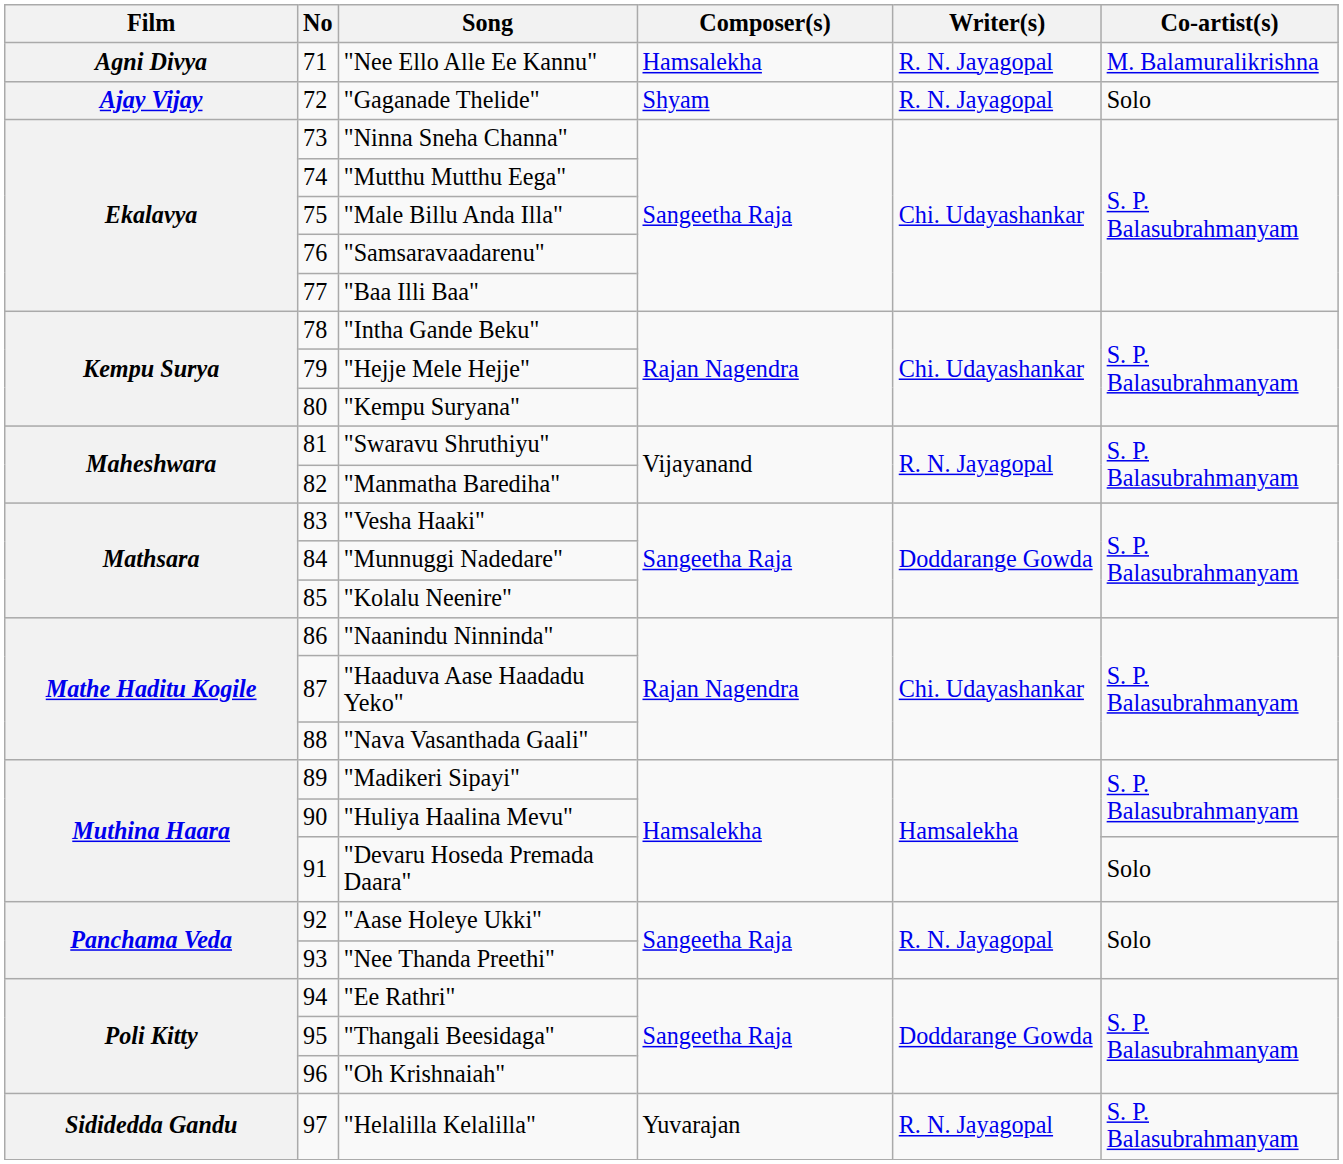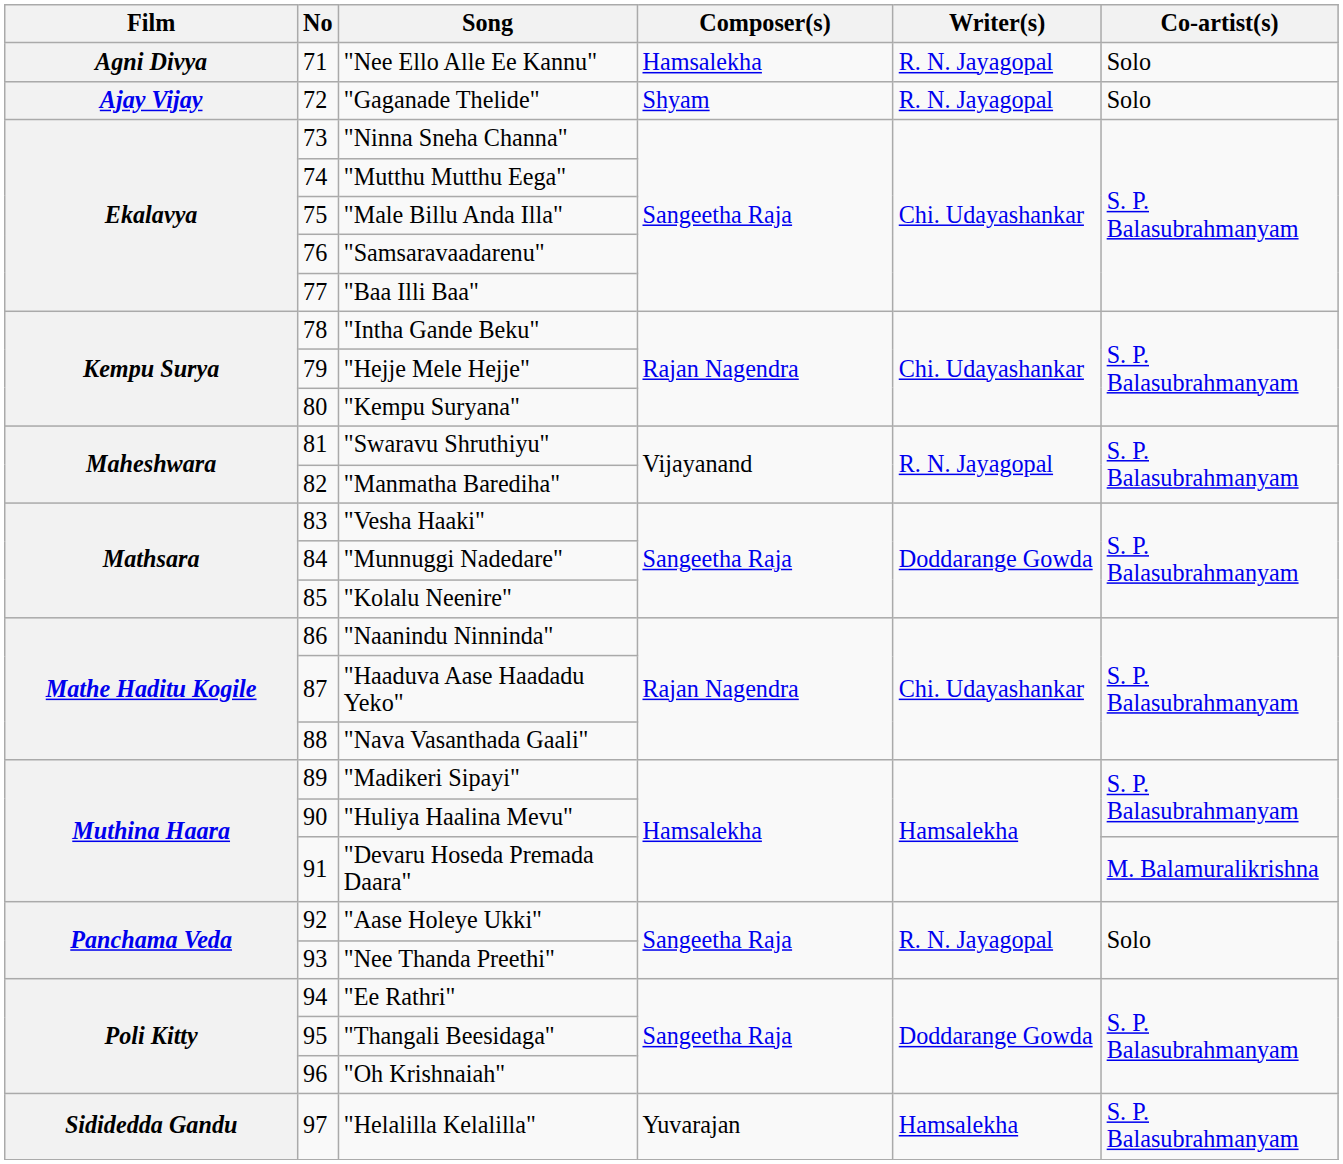(1213, 61) M. Balamuralikrishna -> (1129, 61) Solo
(1129, 869) Solo -> (1213, 869) M. Balamuralikrishna
(976, 1126) R. N. Jayagopal -> (958, 1126) Hamsalekha
